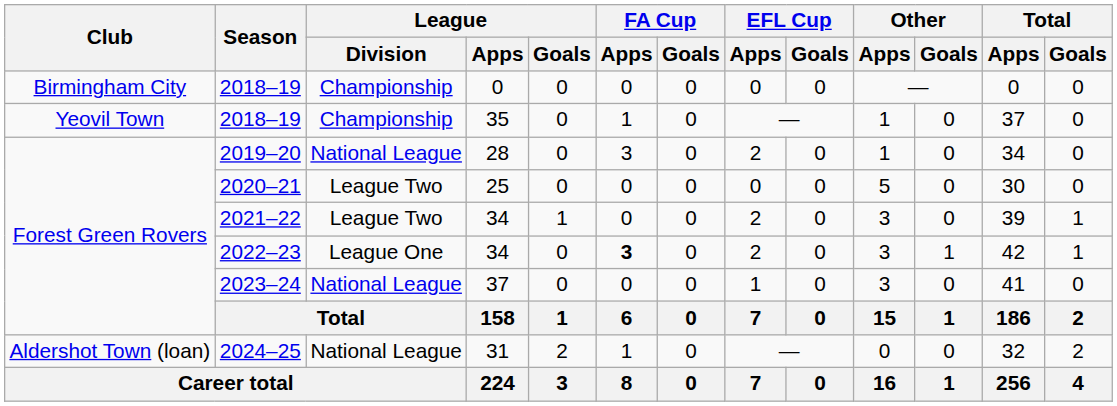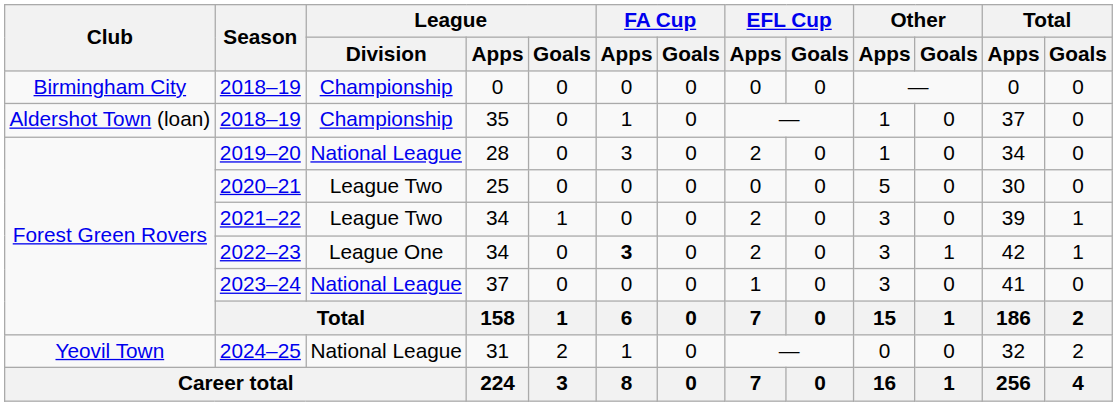(110, 119) Yeovil Town -> (110, 119) Aldershot Town (loan)
(110, 350) Aldershot Town (loan) -> (110, 350) Yeovil Town
